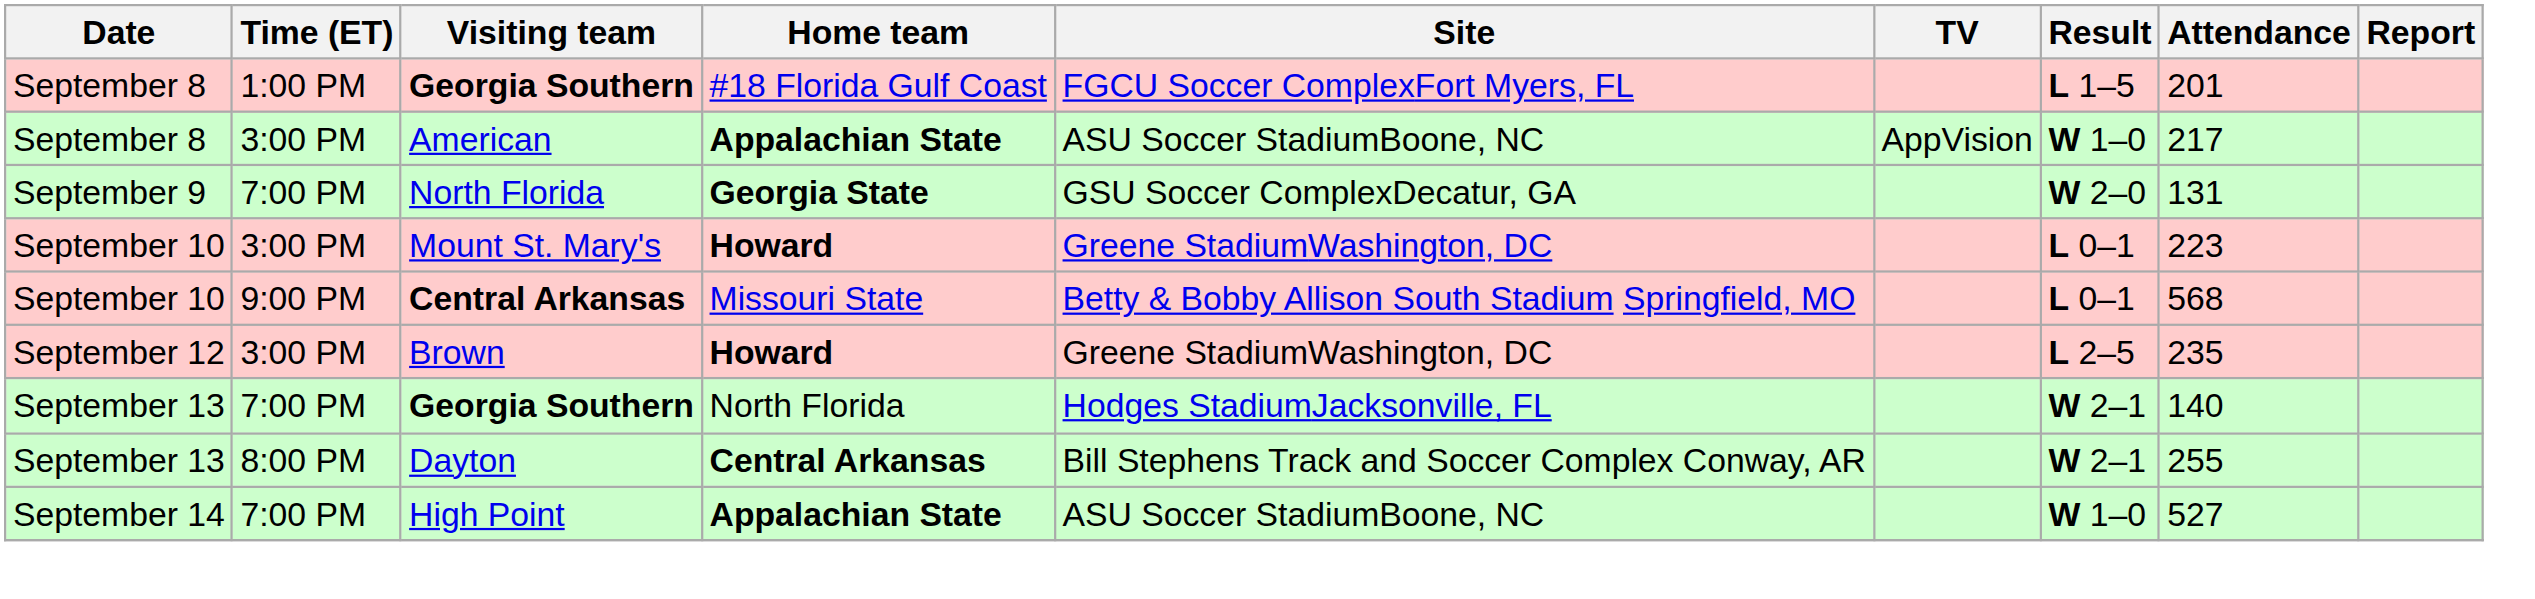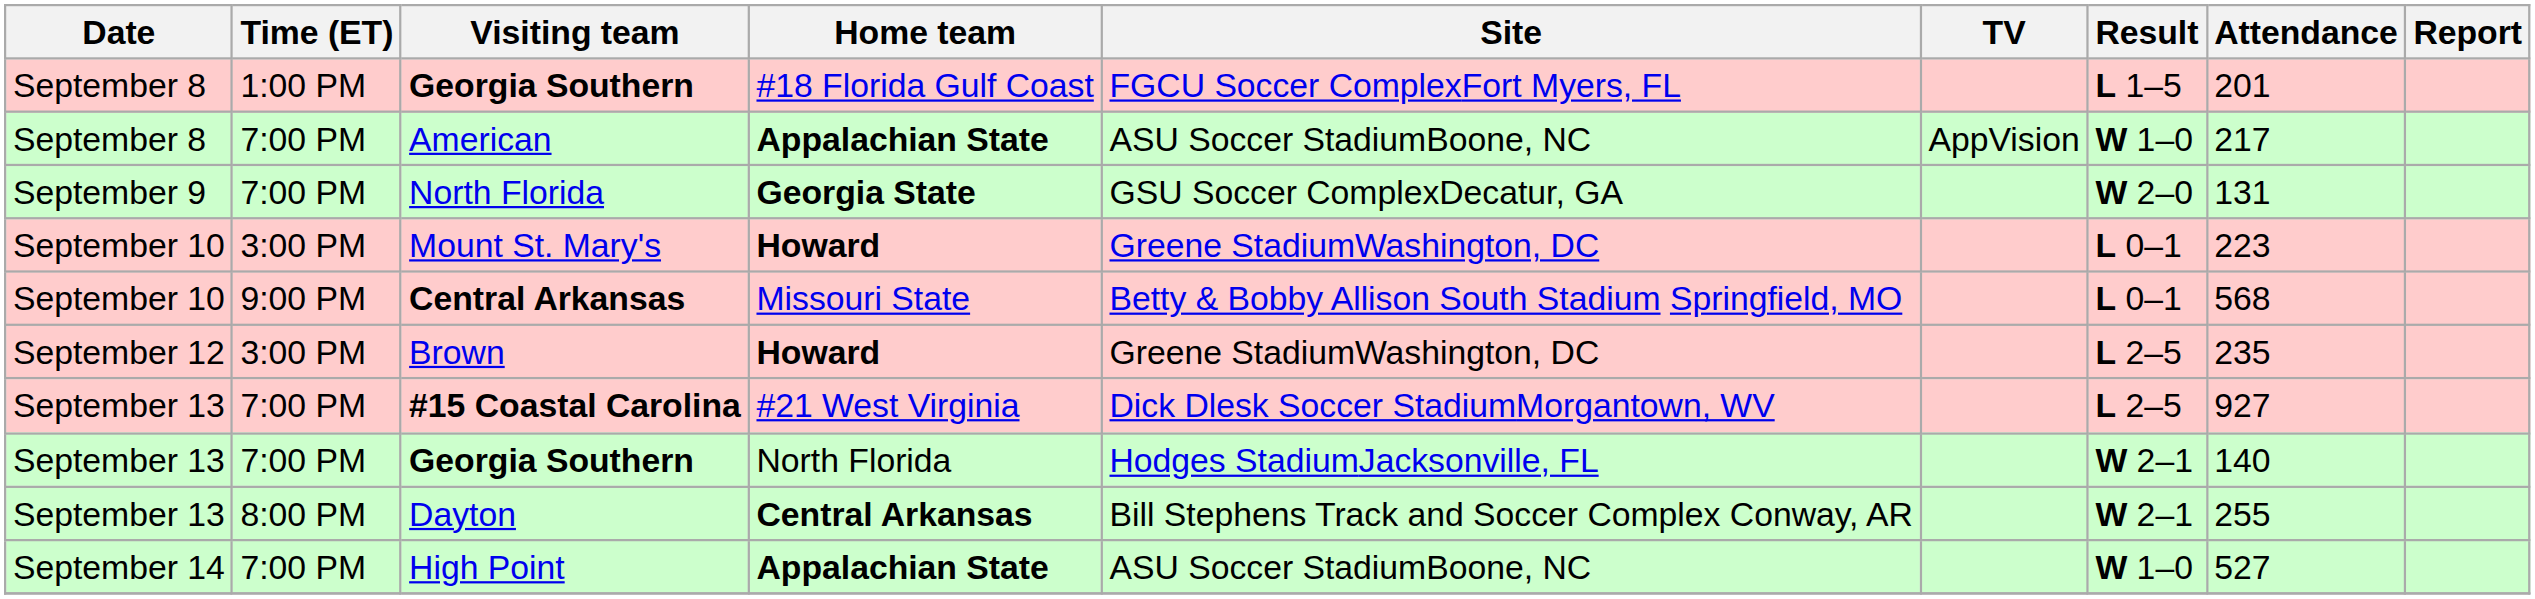(303, 139) 3:00 PM -> (303, 139) 7:00 PM
+ row: (575, 406)
